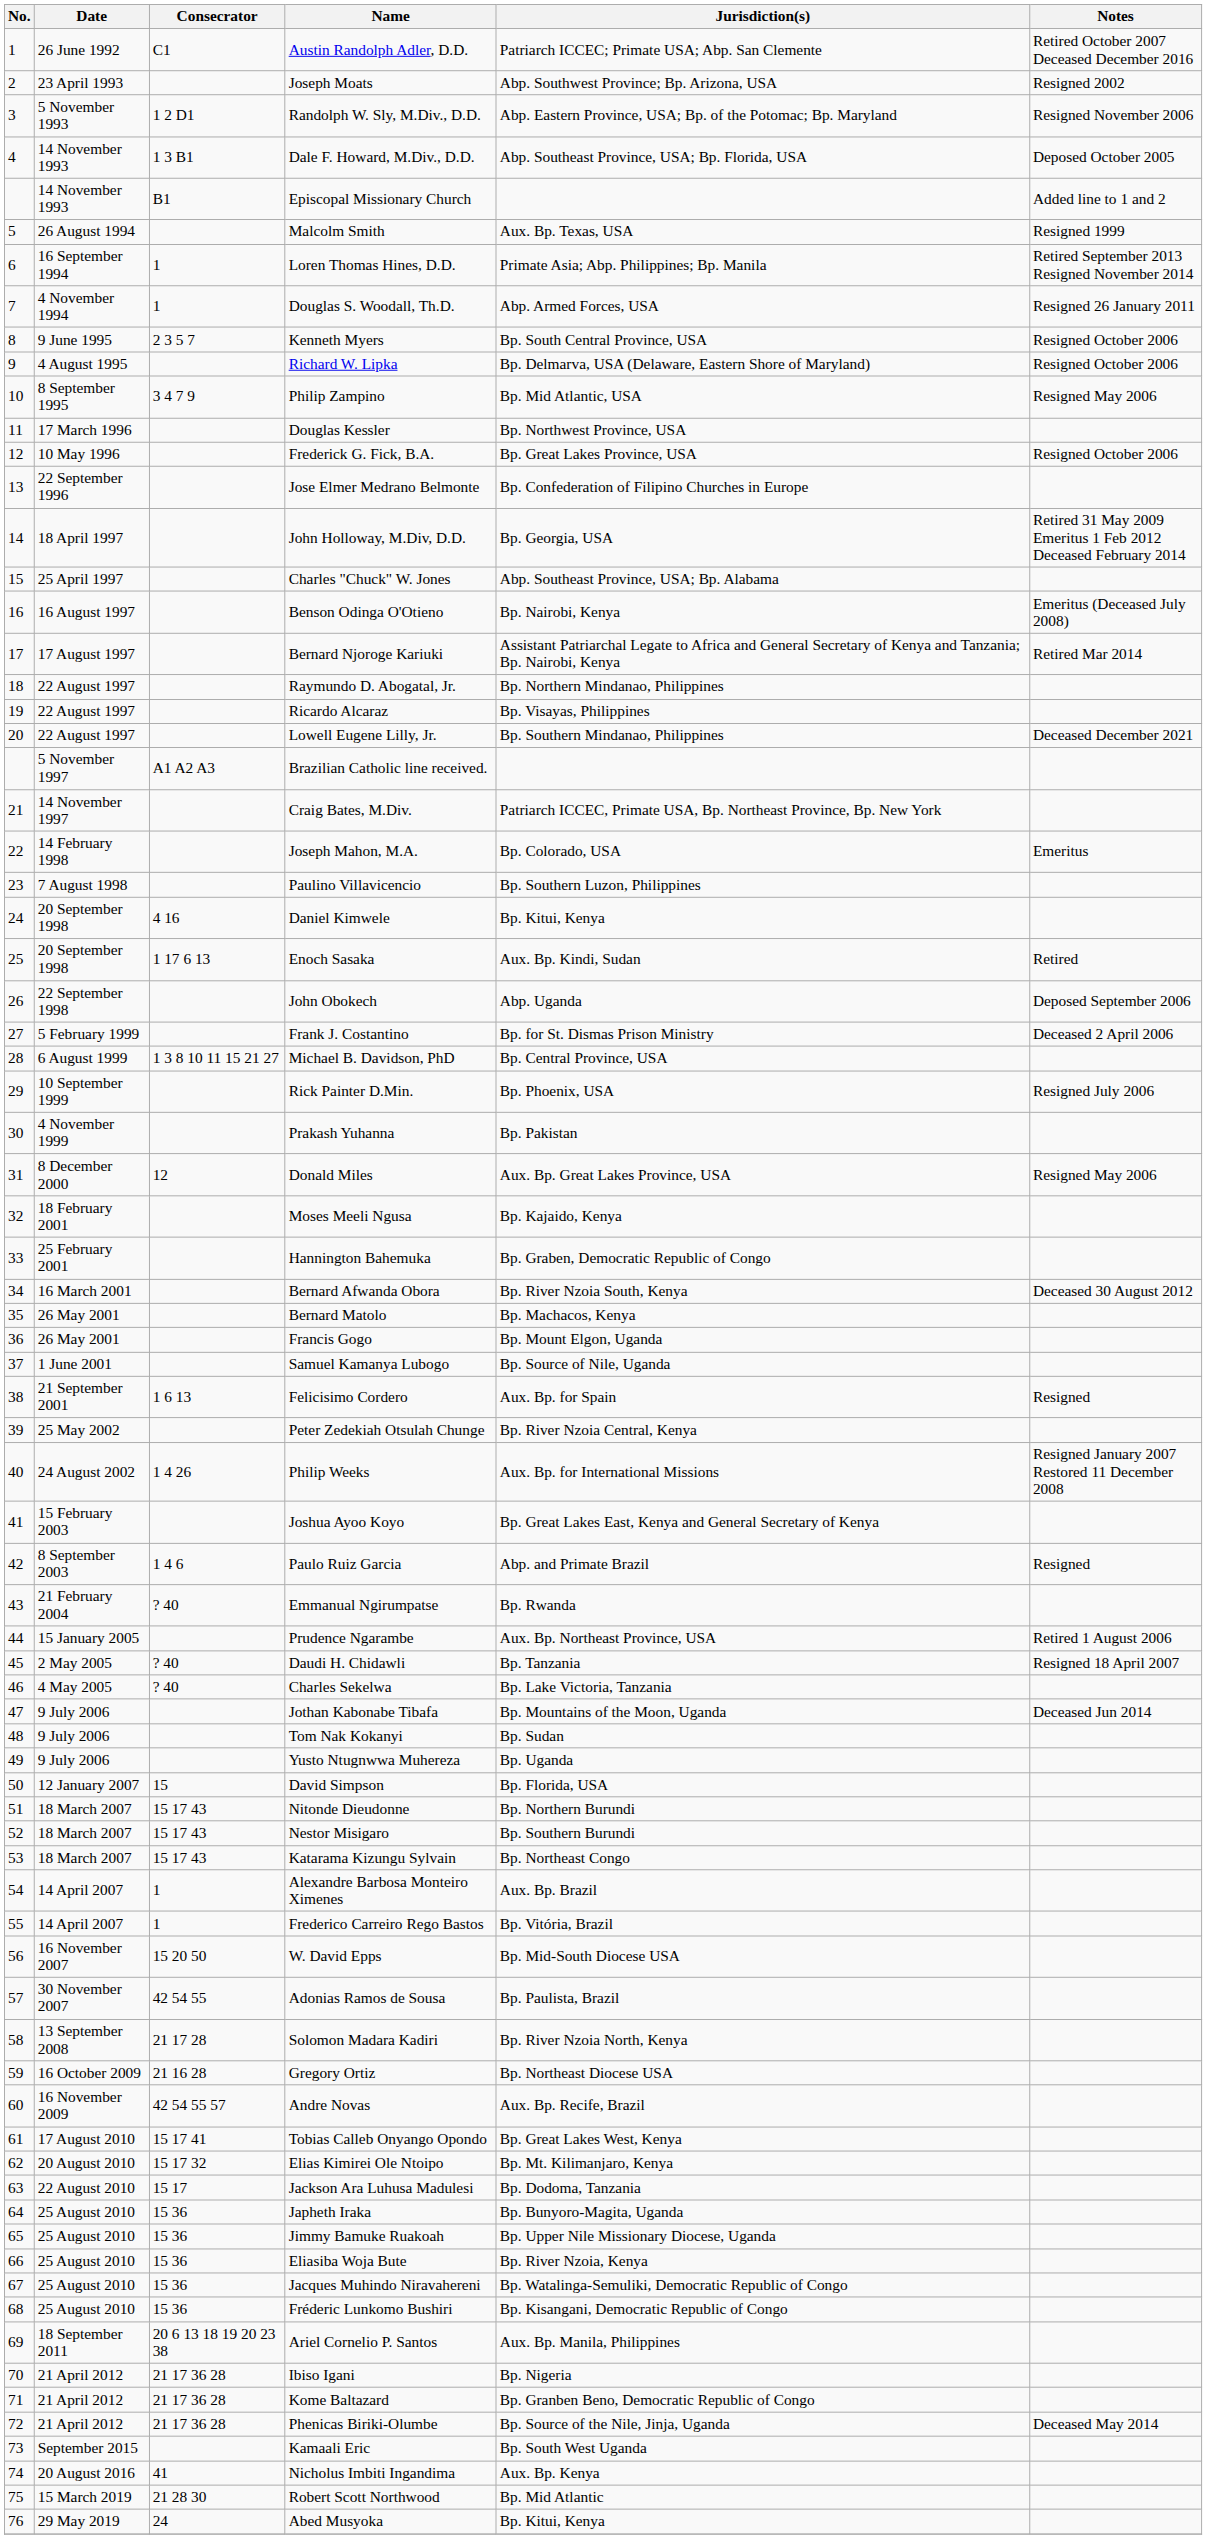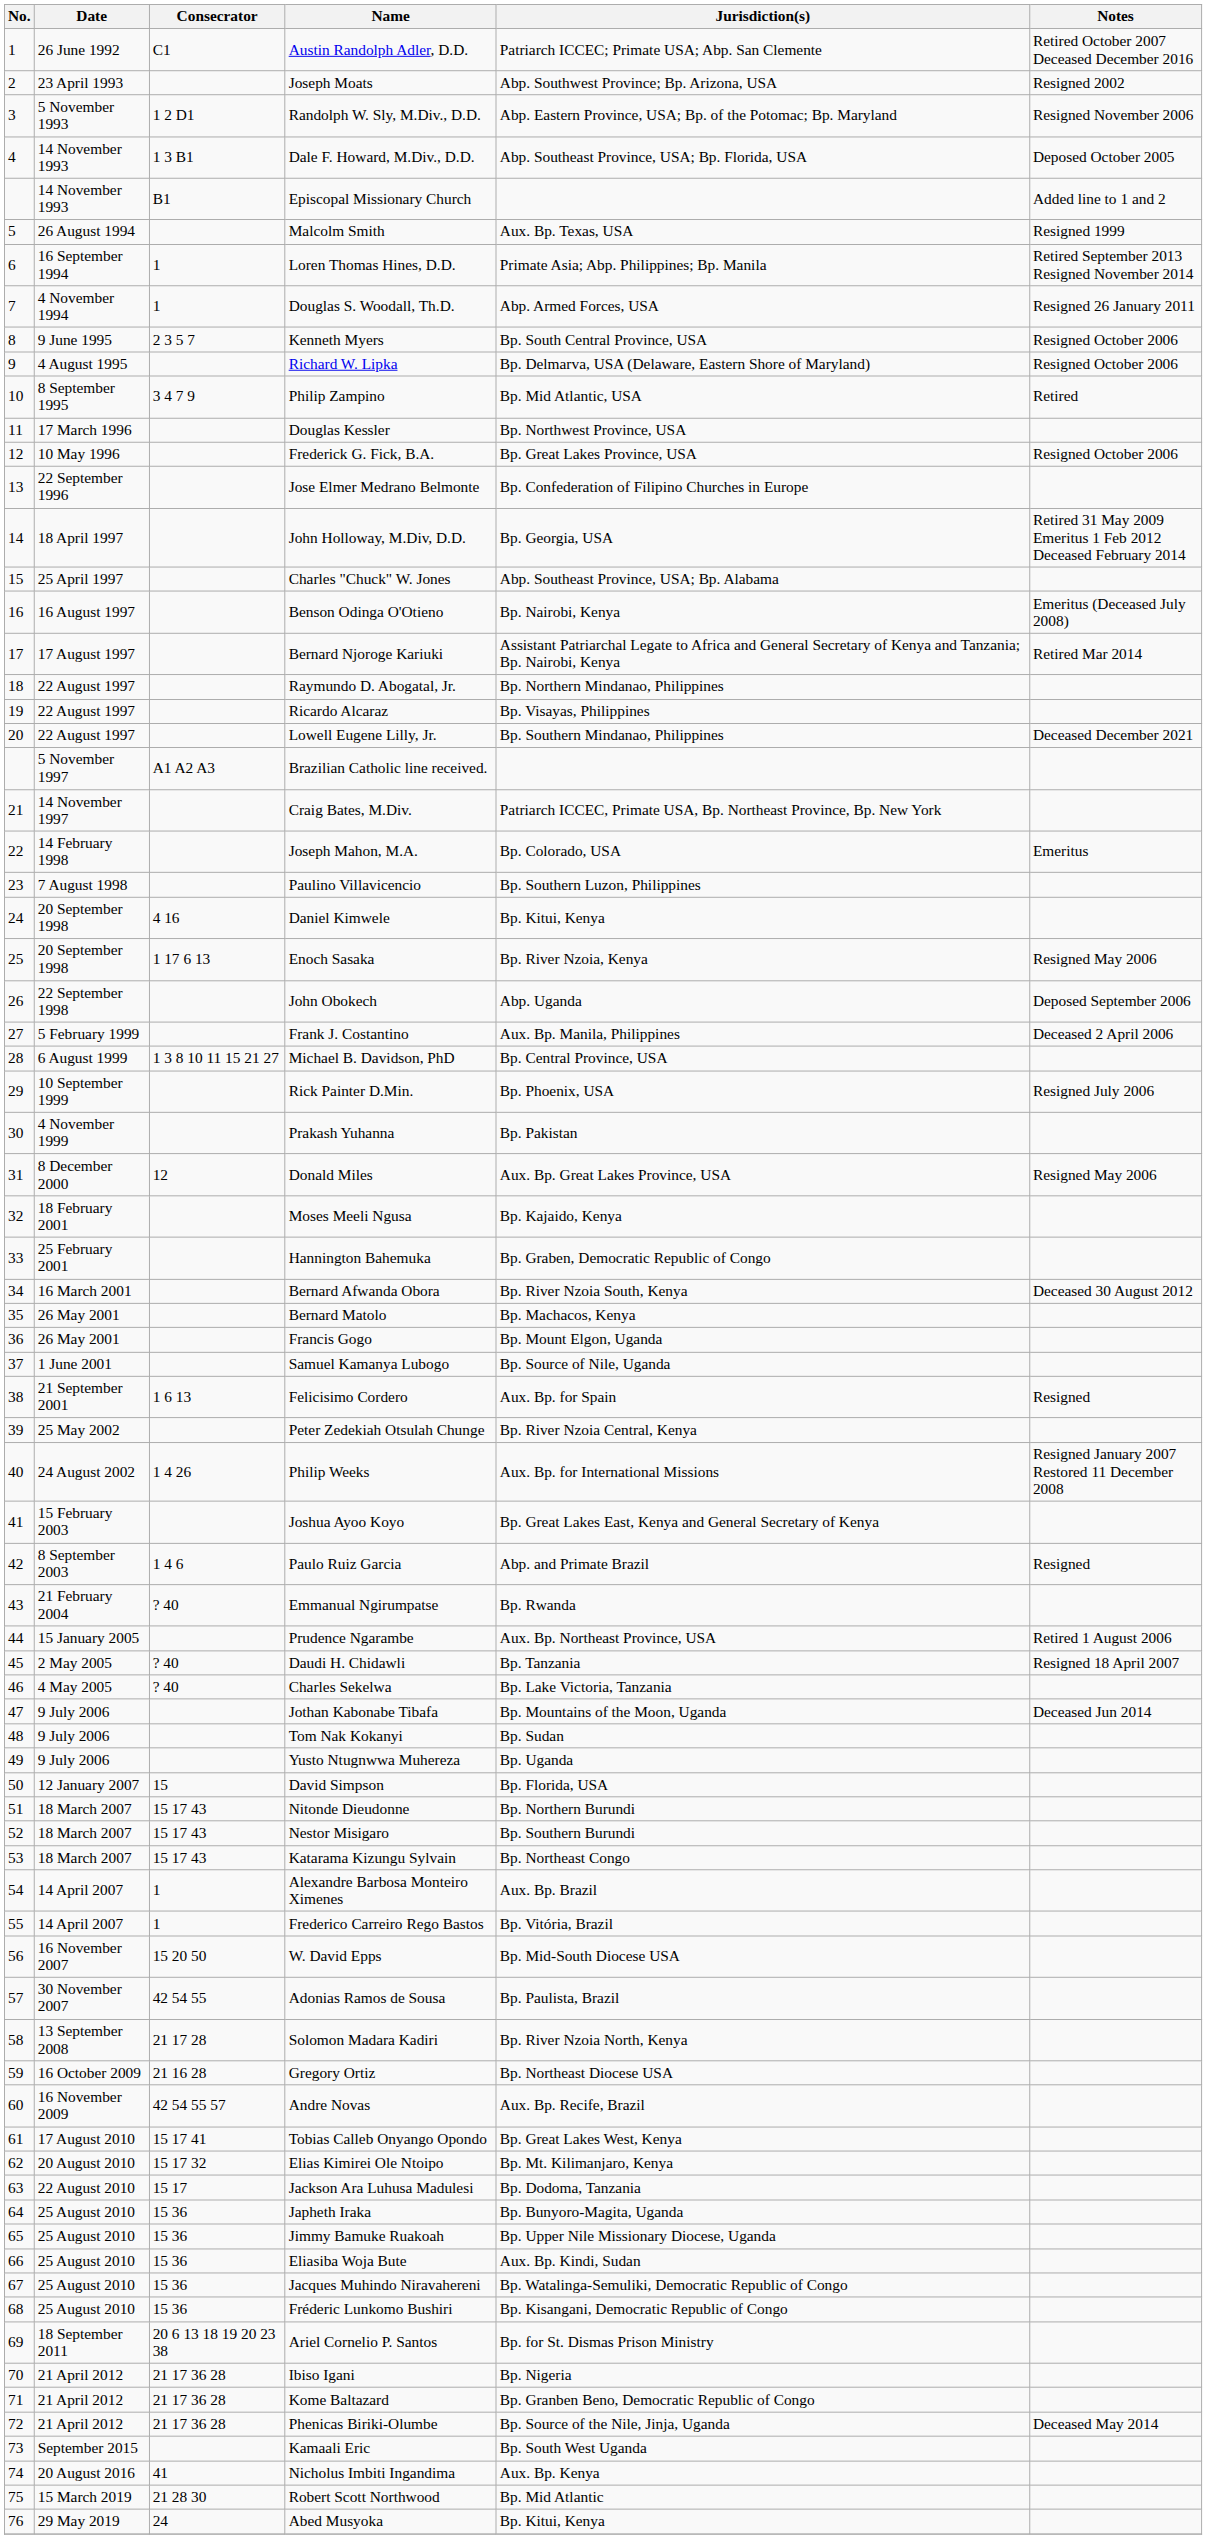(1095, 396) Resigned May 2006 -> (1056, 396) Retired
(570, 959) Aux. Bp. Kindi, Sudan -> (574, 959) Bp. River Nzoia, Kenya
(1056, 959) Retired -> (1095, 959) Resigned May 2006
(607, 1034) Bp. for St. Dismas Prison Ministry -> (590, 1034) Aux. Bp. Manila, Philippines
(574, 2260) Bp. River Nzoia, Kenya -> (570, 2260) Aux. Bp. Kindi, Sudan
(590, 2342) Aux. Bp. Manila, Philippines -> (607, 2342) Bp. for St. Dismas Prison Ministry
